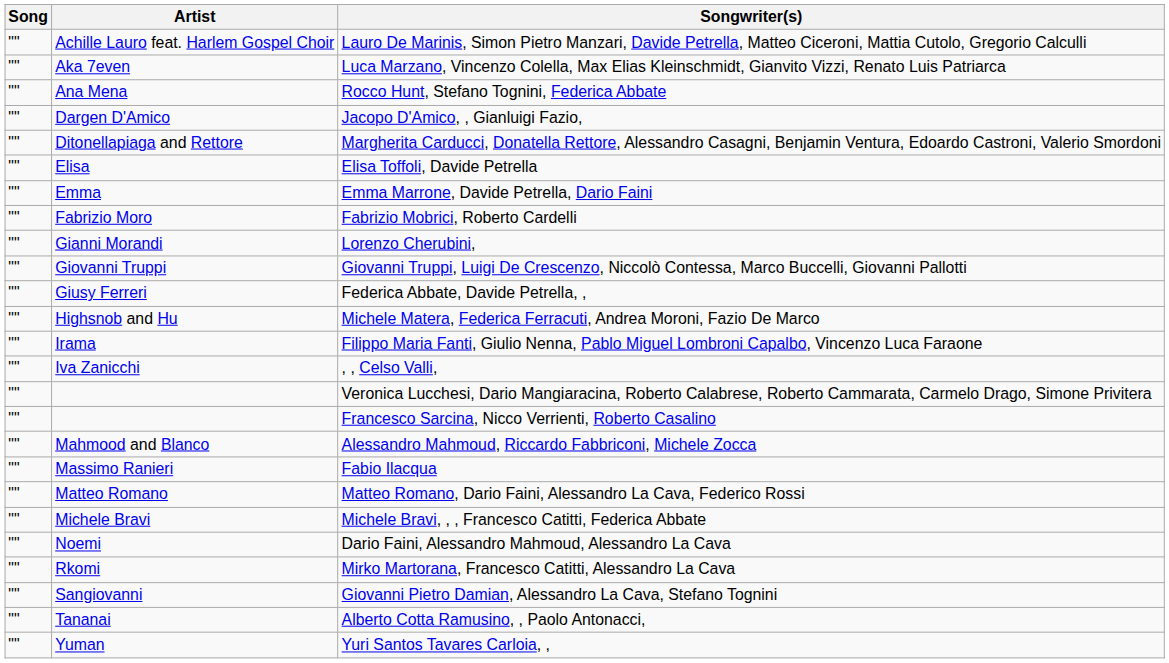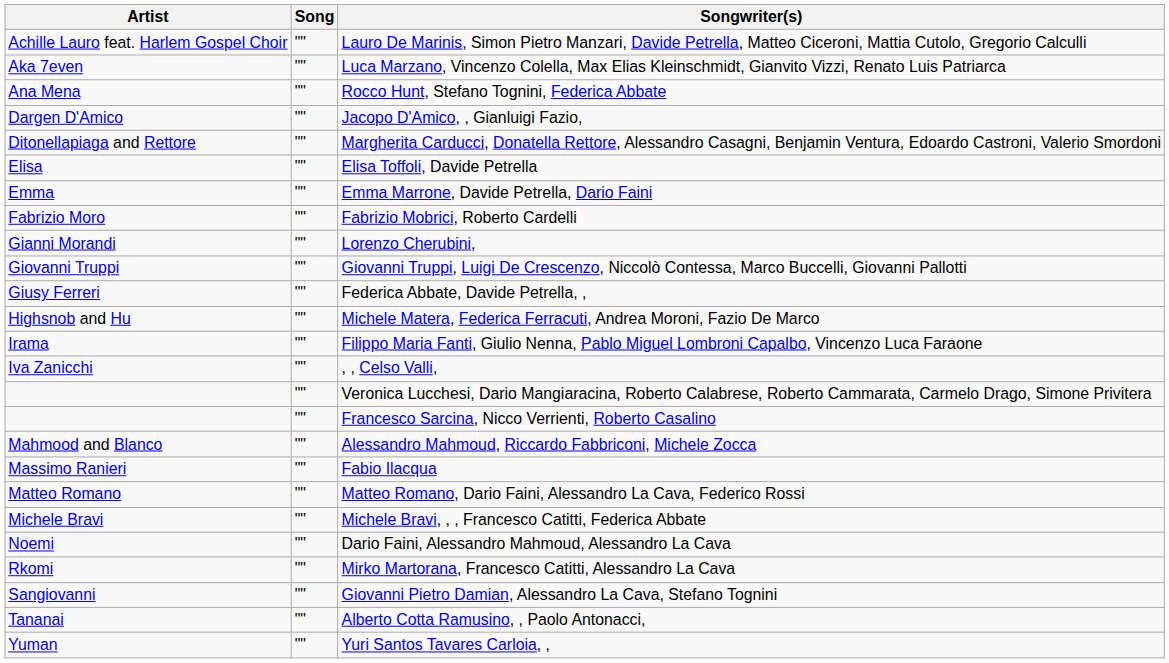columns swapped: (195, 17) <-> (28, 17)
